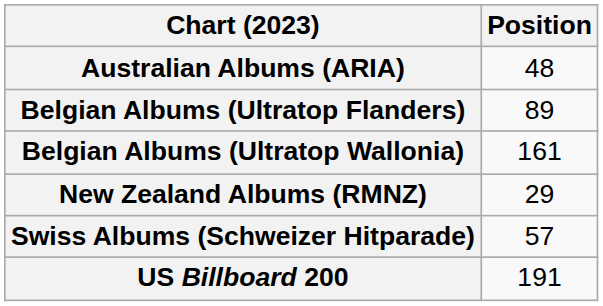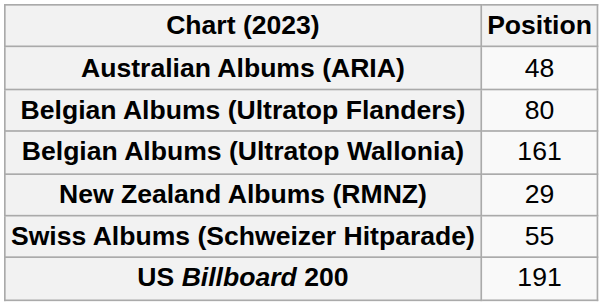(540, 109) 89 -> (540, 109) 80
(540, 236) 57 -> (540, 236) 55
